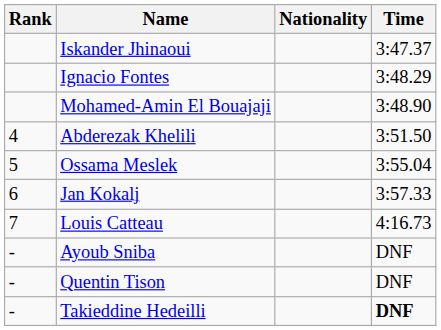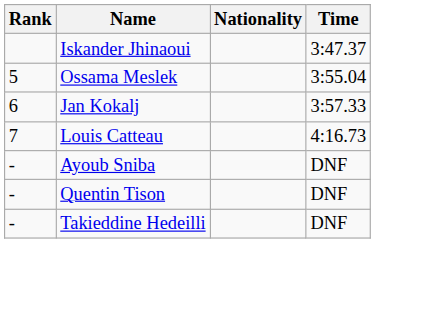- row: (115, 77)
- row: (166, 106)
- row: (128, 135)
(395, 310) bold -> (329, 223) normal
